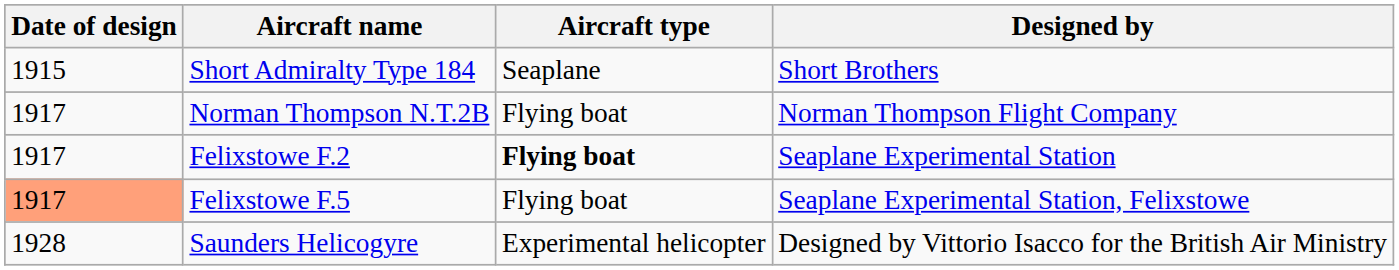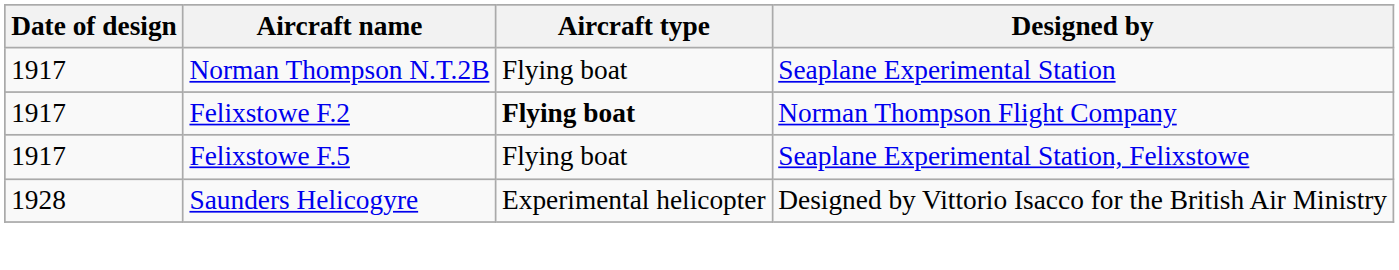- row: (332, 69)
(977, 112) Norman Thompson Flight Company -> (947, 69) Seaplane Experimental Station
(947, 156) Seaplane Experimental Station -> (977, 112) Norman Thompson Flight Company
(39, 199) lightsalmon background -> (39, 156) no background
